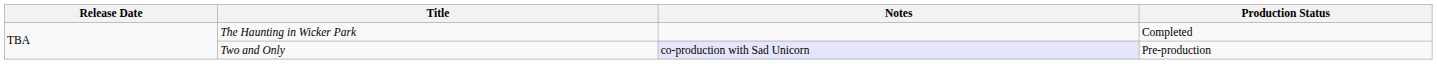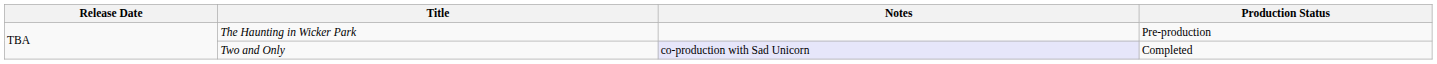(1167, 31) Completed -> (1176, 31) Pre-production
(1176, 50) Pre-production -> (1167, 50) Completed
